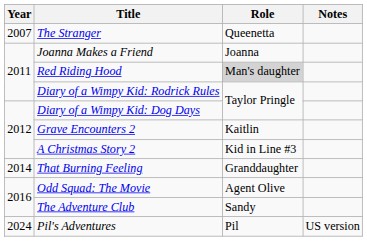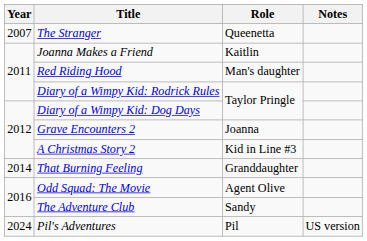(242, 52) Joanna -> (242, 52) Kaitlin
(262, 71) lightgrey background -> (262, 71) no background
(242, 129) Kaitlin -> (242, 129) Joanna
